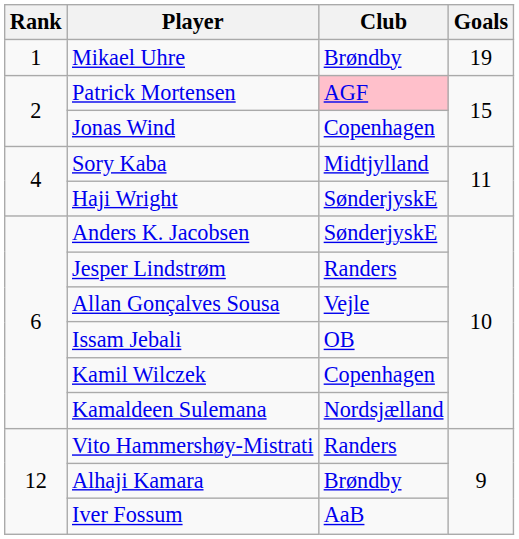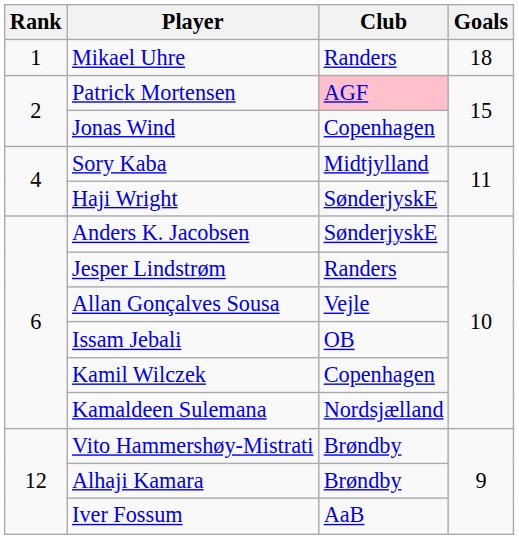(363, 57) Brøndby -> (360, 57) Randers
(481, 57) 19 -> (481, 57) 18
(360, 445) Randers -> (363, 445) Brøndby
